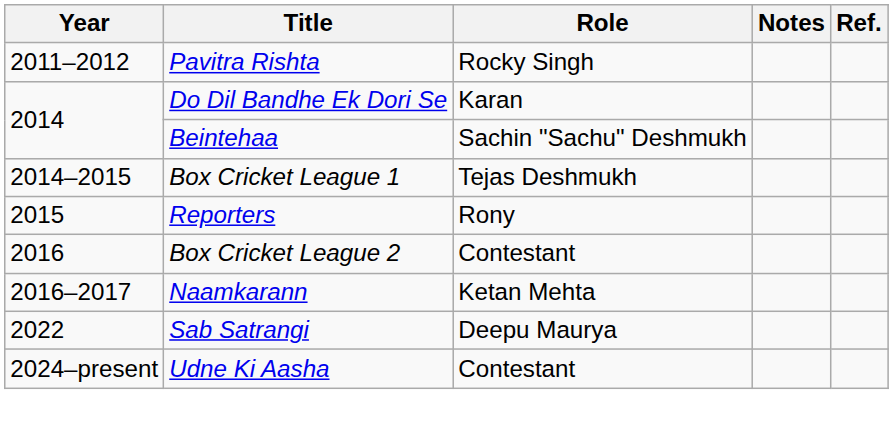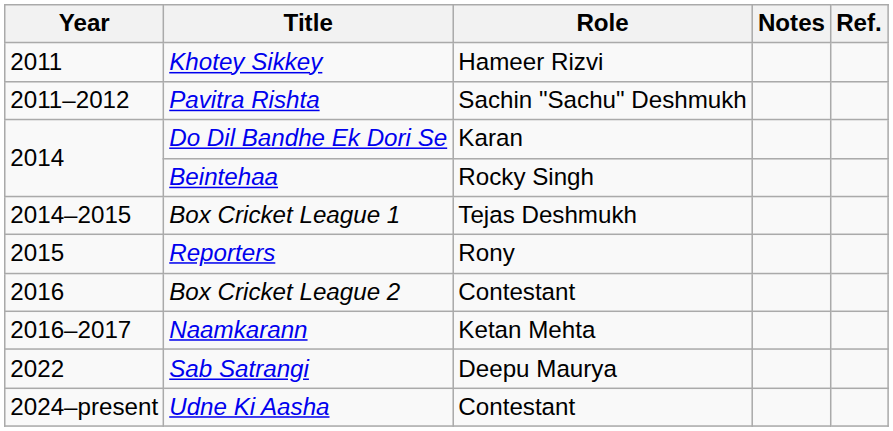+ row: (246, 61)
(526, 61) Rocky Singh -> (603, 100) Sachin "Sachu" Deshmukh
(603, 138) Sachin "Sachu" Deshmukh -> (526, 176) Rocky Singh
